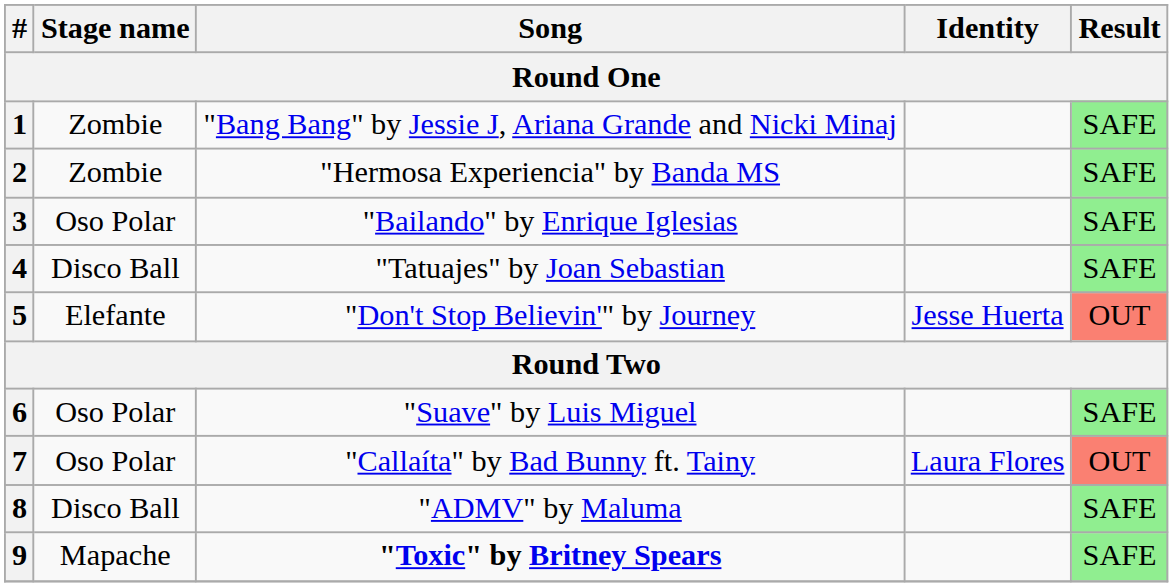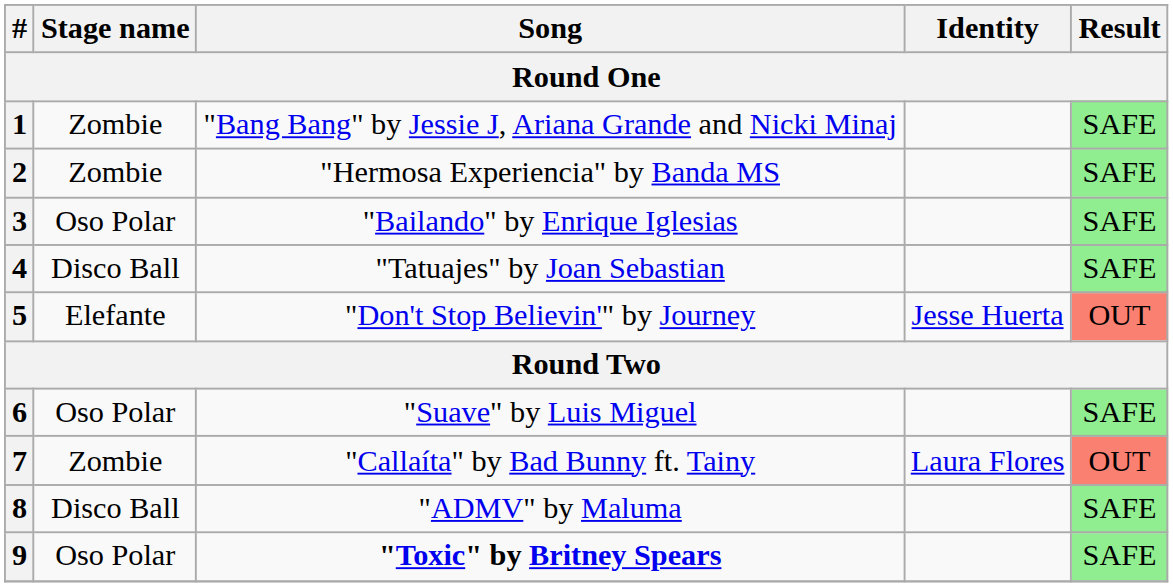(115, 460) Oso Polar -> (115, 460) Zombie
(115, 556) Mapache -> (115, 556) Oso Polar
